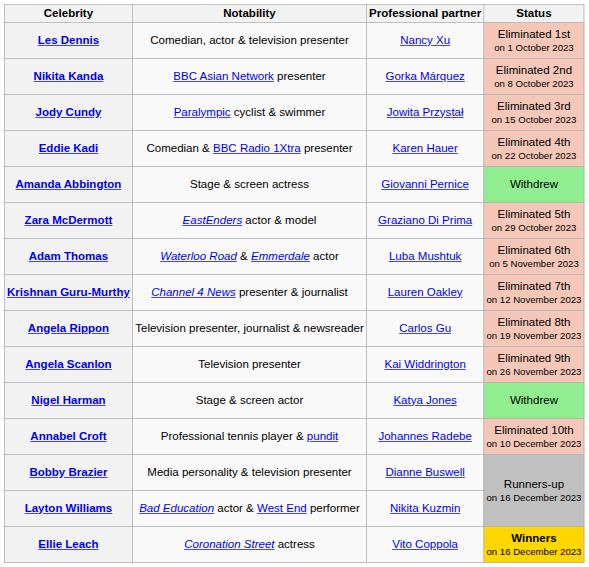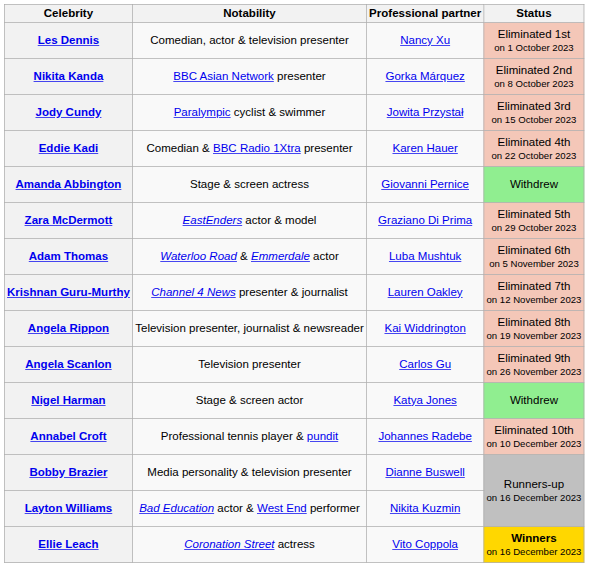(425, 328) Carlos Gu -> (425, 328) Kai Widdrington
(425, 364) Kai Widdrington -> (425, 364) Carlos Gu
